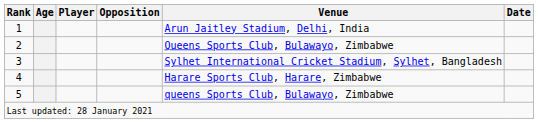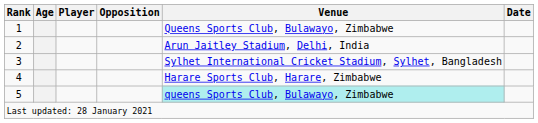(267, 29) Arun Jaitley Stadium, Delhi, India -> (279, 29) Queens Sports Club, Bulawayo, Zimbabwe
(279, 45) Queens Sports Club, Bulawayo, Zimbabwe -> (267, 45) Arun Jaitley Stadium, Delhi, India
(279, 94) no background -> (279, 94) paleturquoise background
